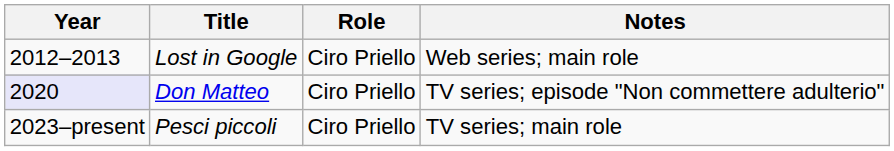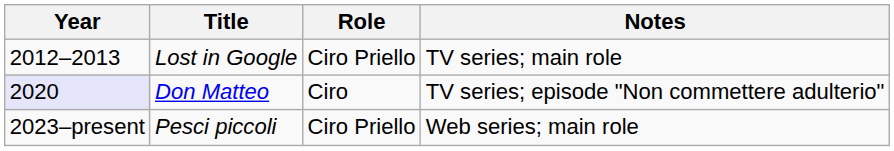(532, 57) Web series; main role -> (524, 57) TV series; main role
(362, 92) Ciro Priello -> (328, 92) Ciro
(524, 127) TV series; main role -> (532, 127) Web series; main role
